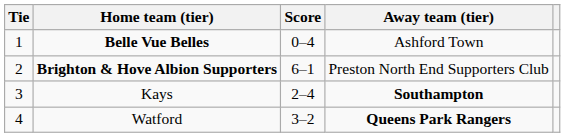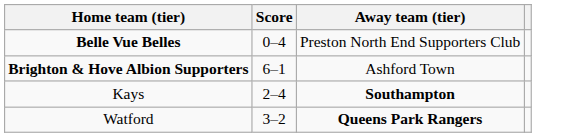- column: (19, 16)
(439, 42) Ashford Town -> (410, 42) Preston North End Supporters Club
(439, 68) Preston North End Supporters Club -> (410, 68) Ashford Town
